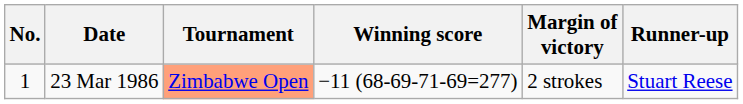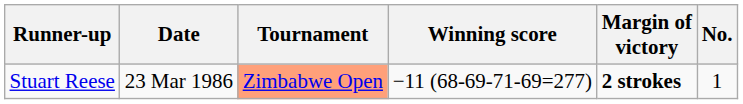columns swapped: (25, 34) <-> (680, 34)
(565, 81) normal -> (641, 81) bold
